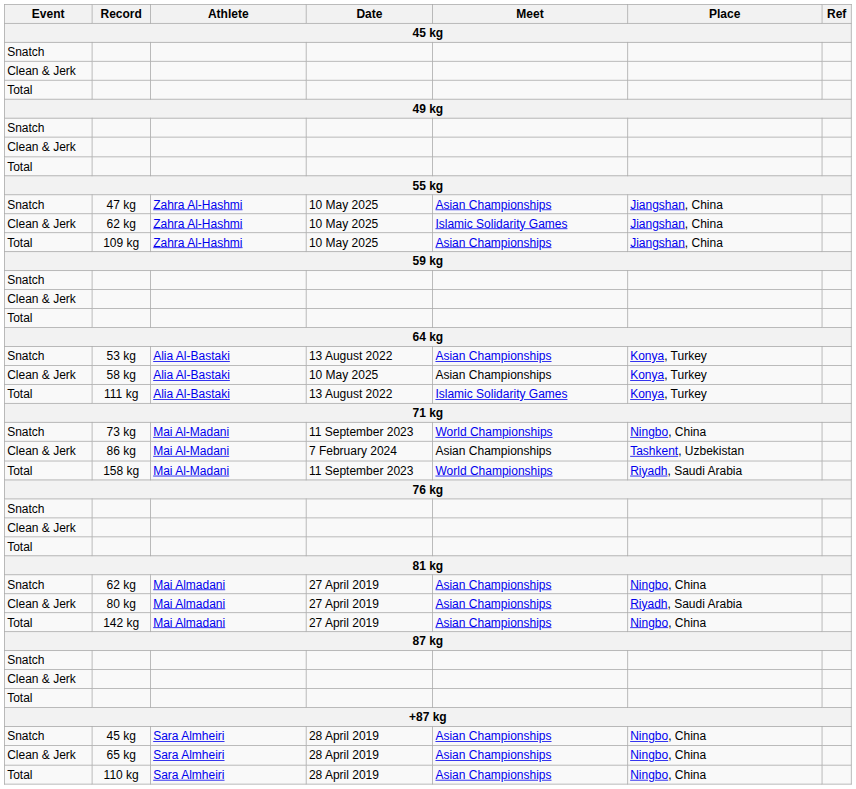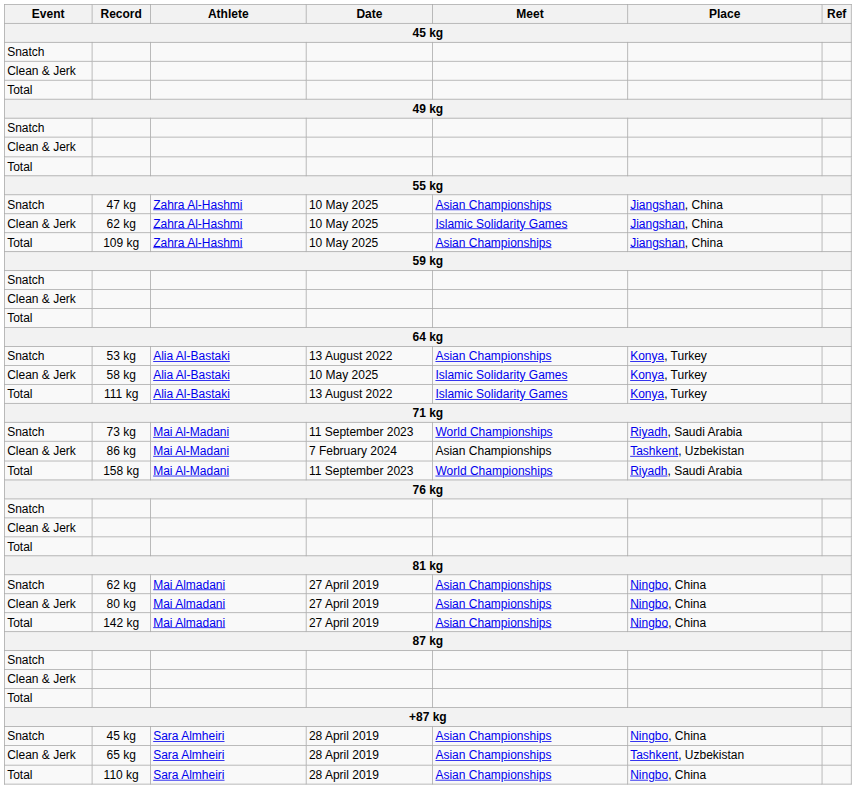(493, 375) Asian Championships -> (501, 375) Islamic Solidarity Games
(668, 432) Ningbo, China -> (686, 432) Riyadh, Saudi Arabia
(686, 603) Riyadh, Saudi Arabia -> (668, 603) Ningbo, China
(668, 755) Ningbo, China -> (687, 755) Tashkent, Uzbekistan
